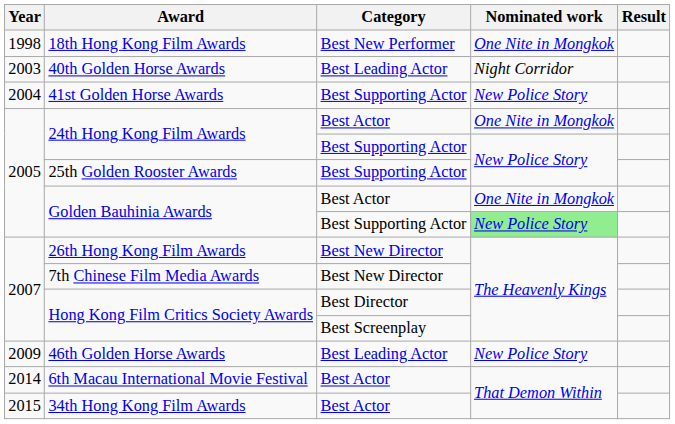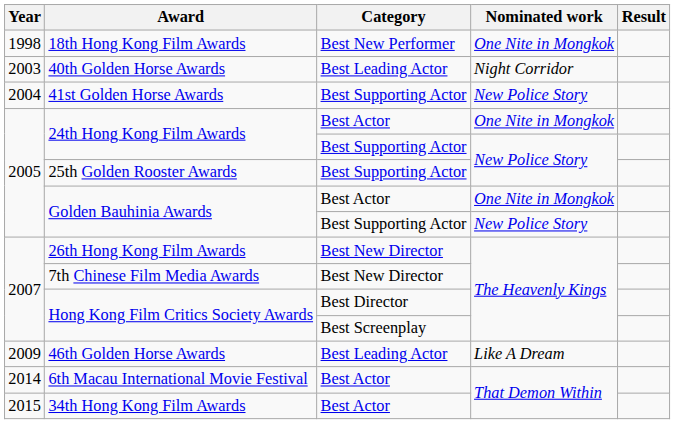(531, 224) lightgreen background -> (531, 224) no background
(531, 353) New Police Story -> (519, 353) Like A Dream
